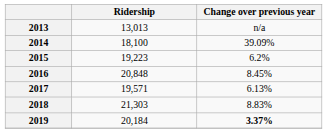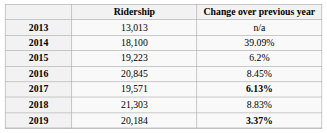(134, 74) 20,848 -> (134, 74) 20,845
(259, 89) normal -> (259, 89) bold
